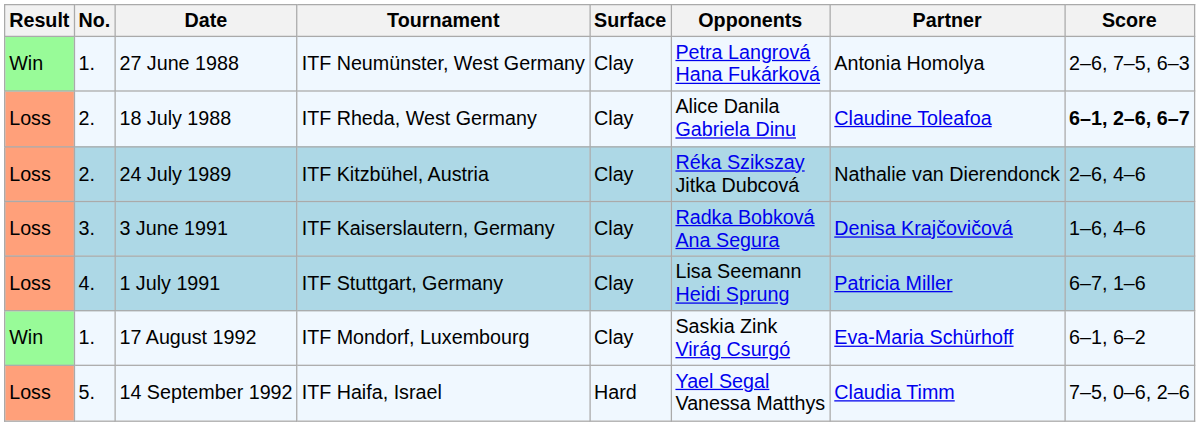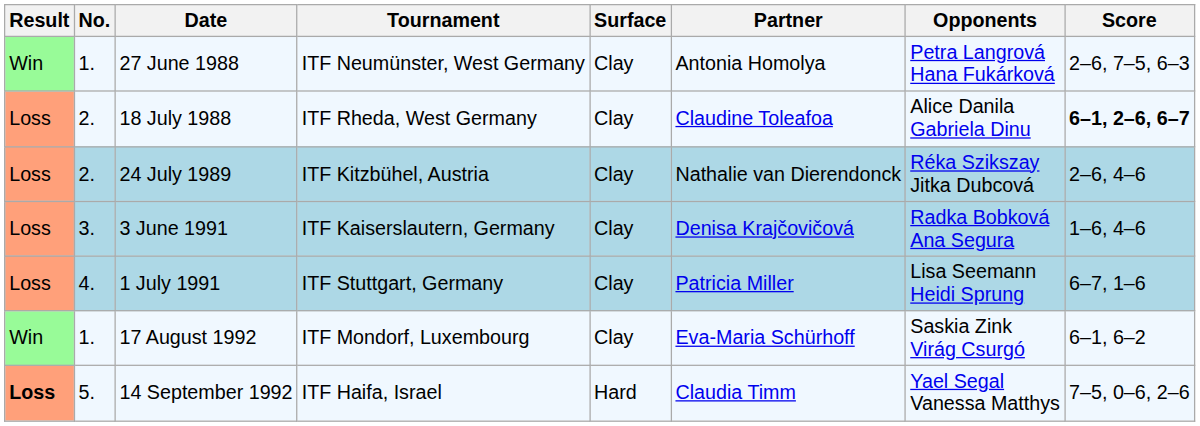columns swapped: (947, 20) <-> (750, 20)
(30, 392) normal -> (32, 392) bold
